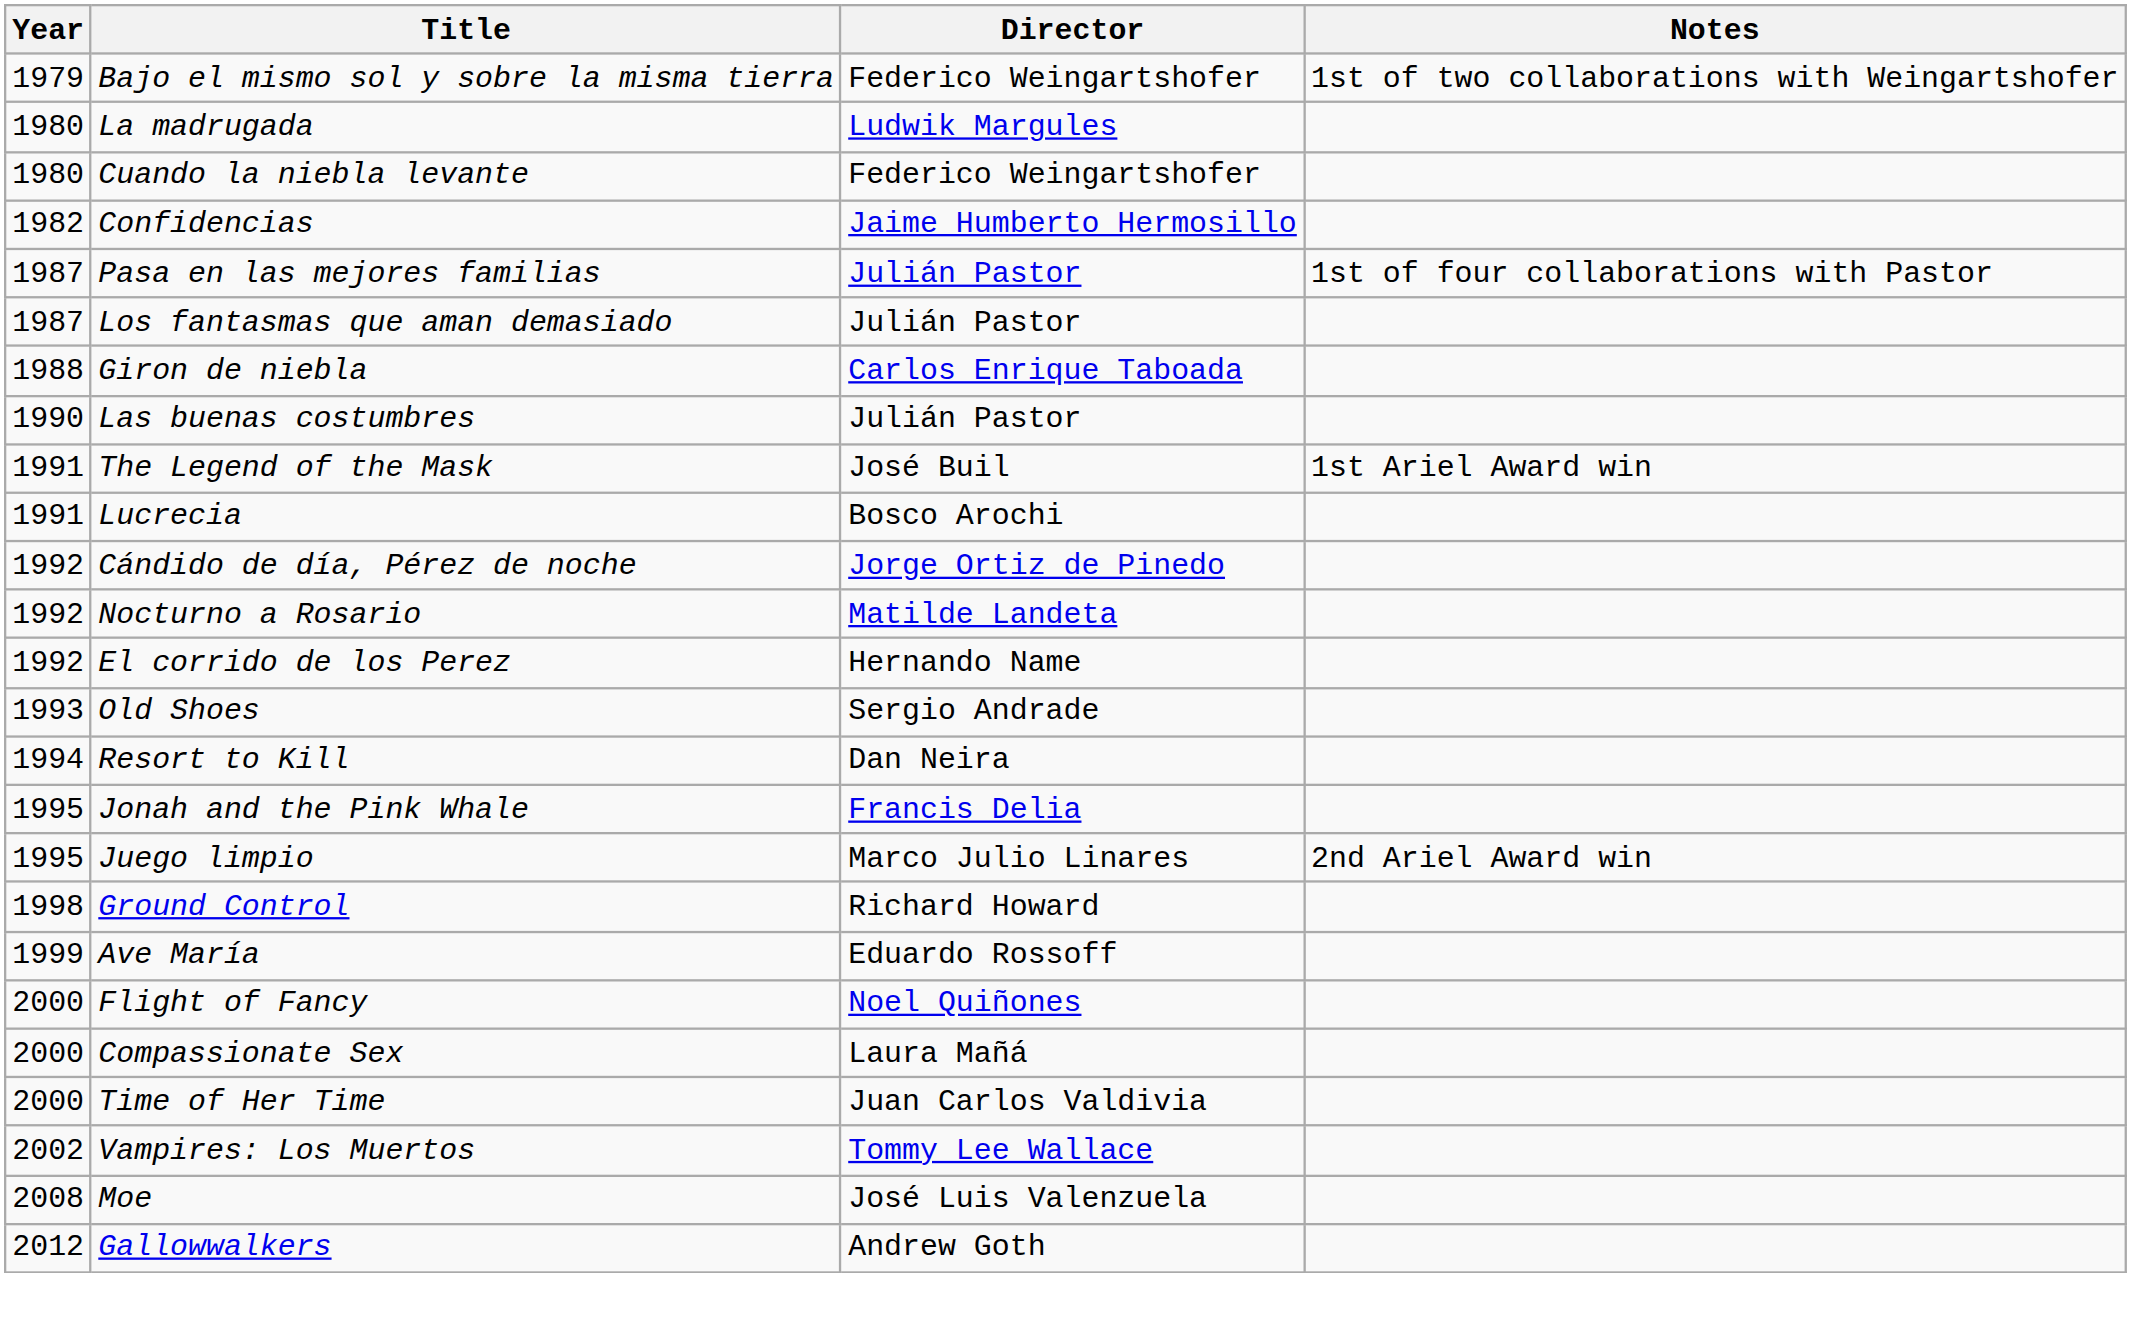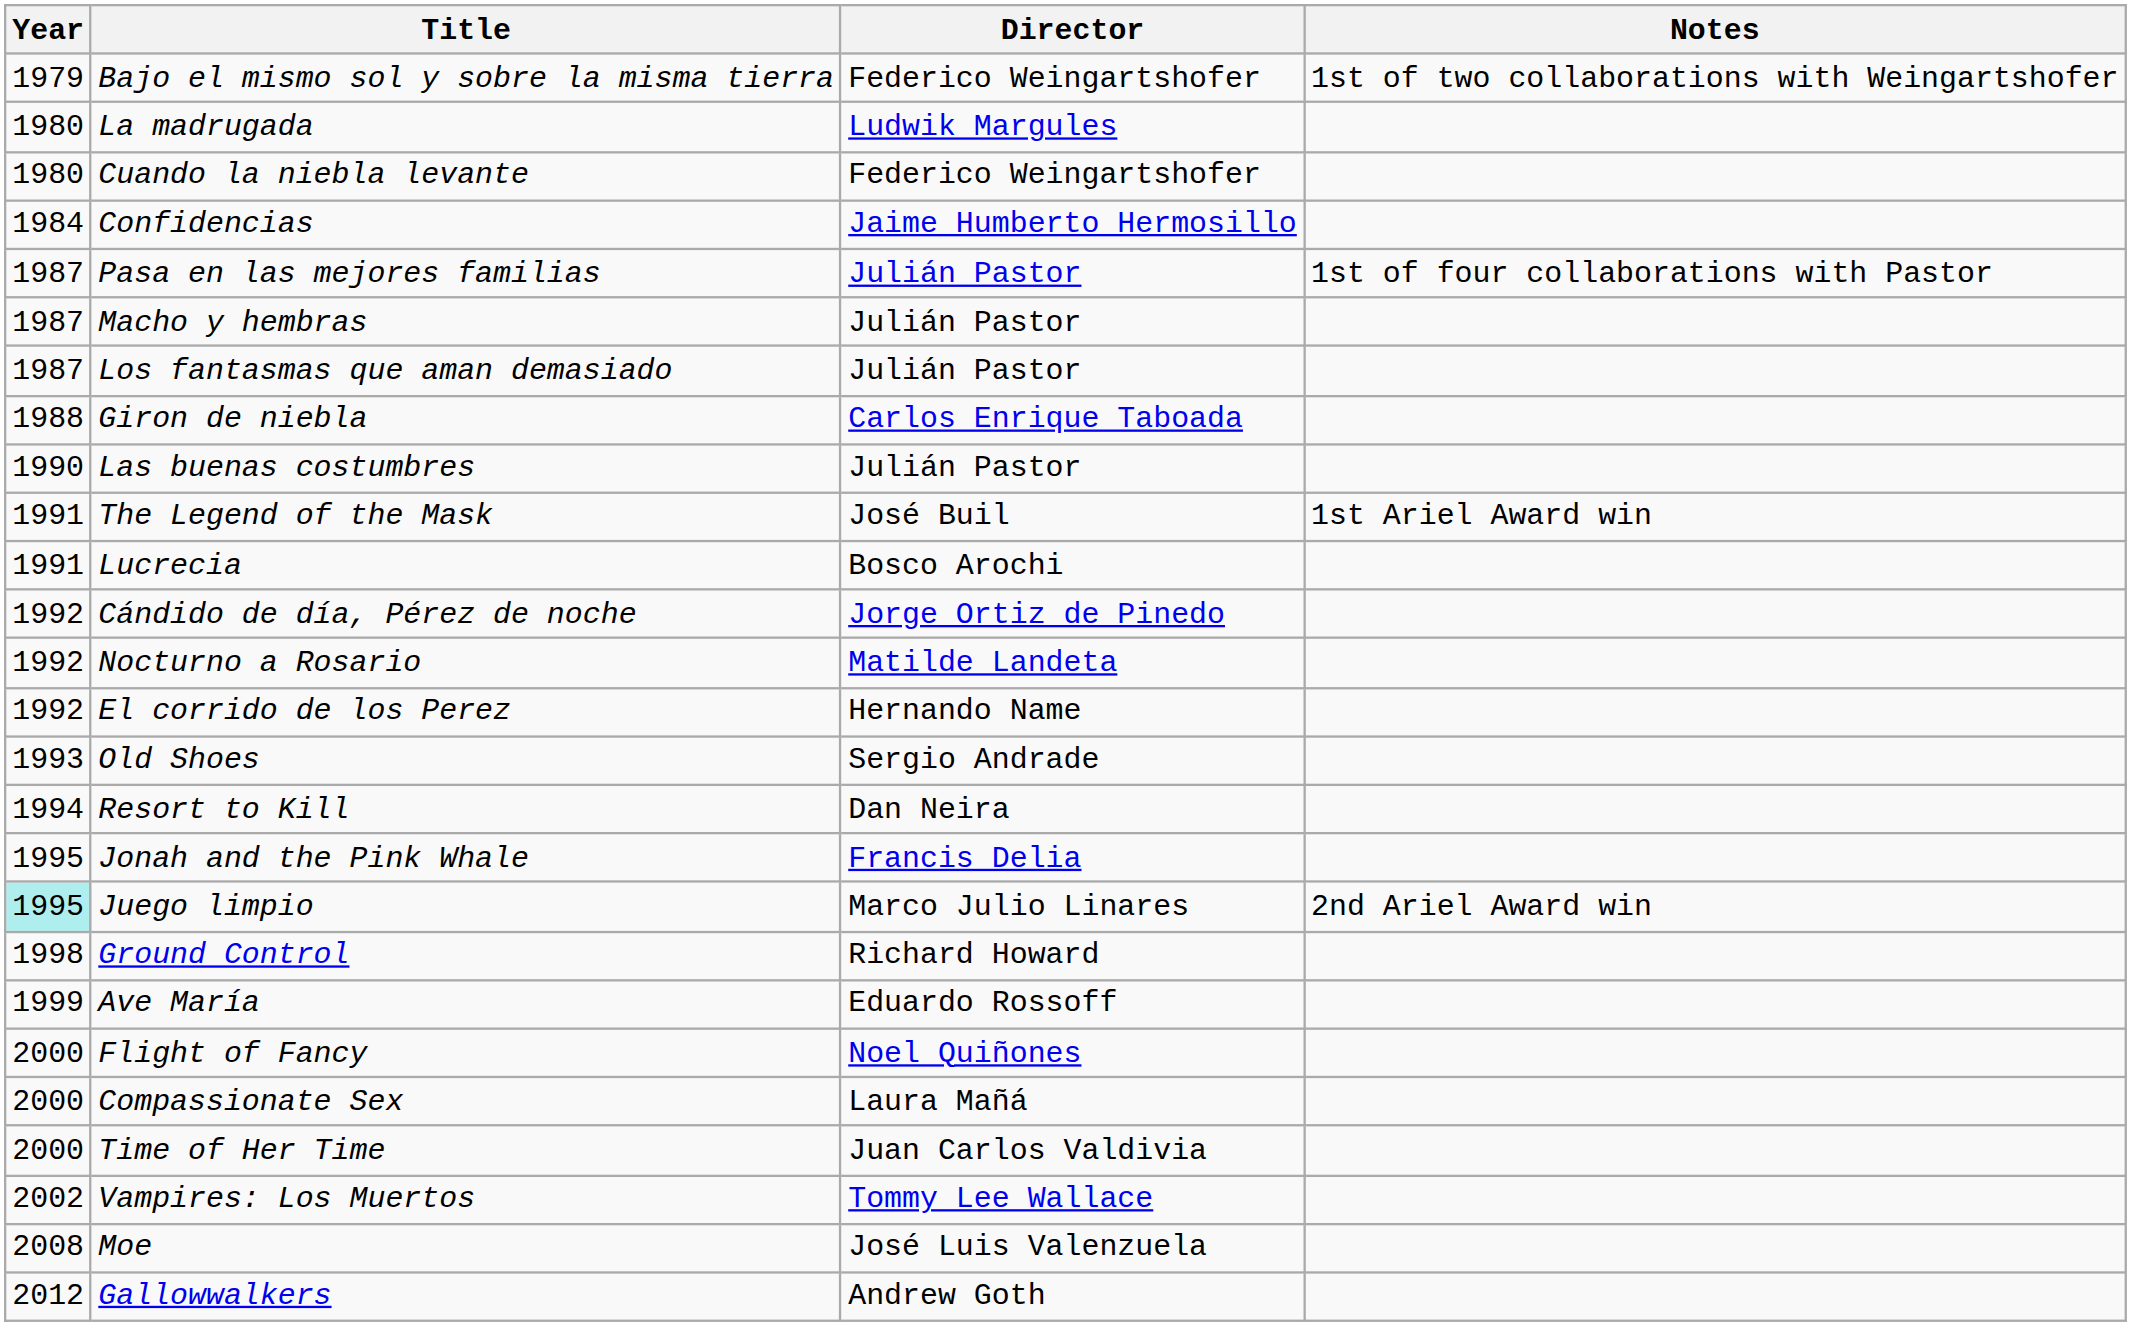(48, 224) 1982 -> (48, 224) 1984
+ row: (233, 322)
(48, 858) no background -> (48, 907) paleturquoise background
